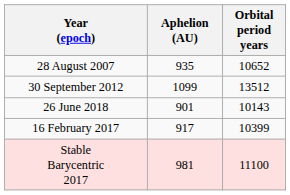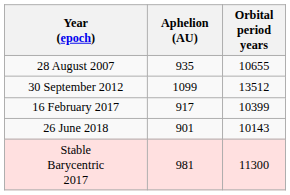(254, 66) 10652 -> (254, 66) 10655
rows swapped: (76, 128) <-> (76, 107)
(254, 164) 11100 -> (254, 164) 11300
